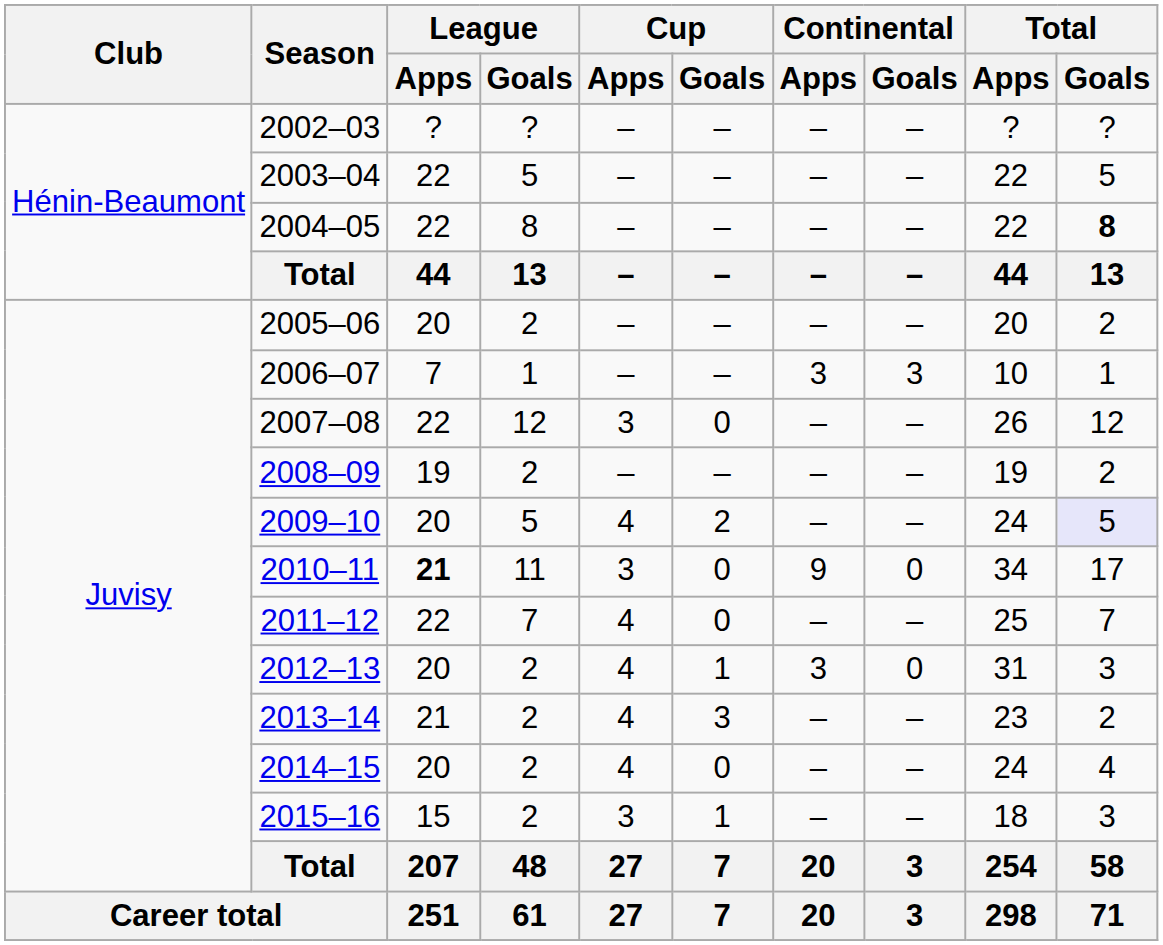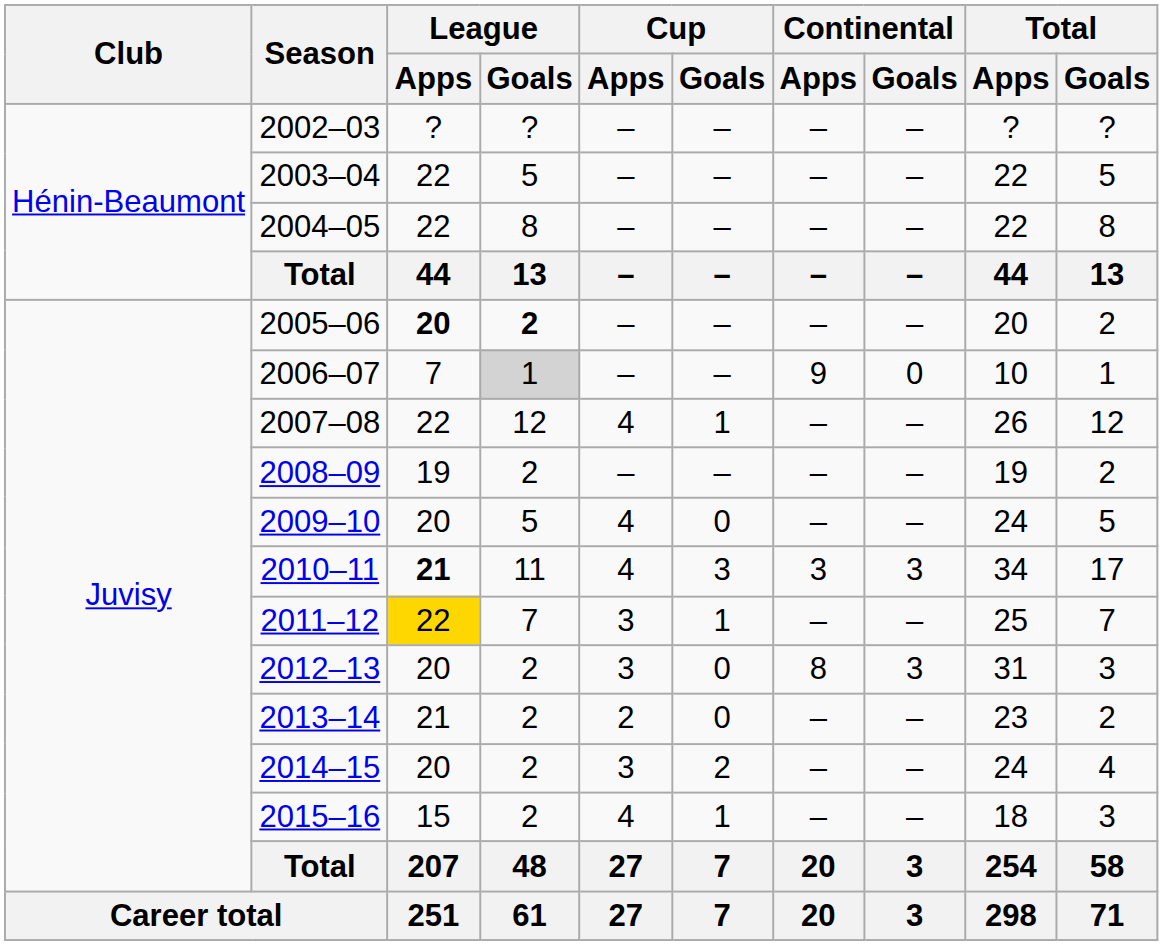(1107, 226) bold -> (1107, 226) normal
(433, 324) normal -> (433, 324) bold
(530, 324) normal -> (530, 324) bold
(530, 373) no background -> (530, 373) lightgrey background
(818, 373) 3 -> (818, 373) 9
(915, 373) 3 -> (915, 373) 0
(626, 422) 3 -> (626, 422) 4
(722, 422) 0 -> (722, 422) 1
(722, 521) 2 -> (722, 521) 0
(1107, 521) lavender background -> (1107, 521) no background
(626, 570) 3 -> (626, 570) 4
(722, 570) 0 -> (722, 570) 3
(818, 570) 9 -> (818, 570) 3
(915, 570) 0 -> (915, 570) 3
(433, 619) no background -> (433, 619) gold background
(626, 619) 4 -> (626, 619) 3
(722, 619) 0 -> (722, 619) 1
(626, 669) 4 -> (626, 669) 3
(722, 669) 1 -> (722, 669) 0
(818, 669) 3 -> (818, 669) 8
(915, 669) 0 -> (915, 669) 3
(626, 718) 4 -> (626, 718) 2
(722, 718) 3 -> (722, 718) 0
(626, 767) 4 -> (626, 767) 3
(722, 767) 0 -> (722, 767) 2
(626, 816) 3 -> (626, 816) 4
